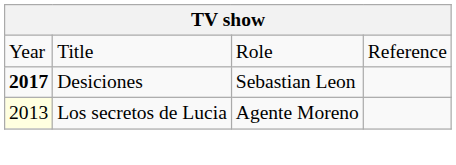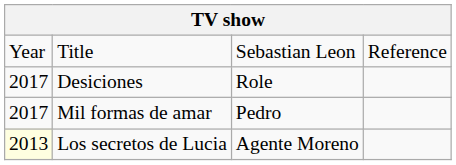(254, 50) Role -> (296, 50) Sebastian Leon
(29, 81) bold -> (29, 81) normal
(296, 81) Sebastian Leon -> (254, 81) Role
+ row: (134, 112)
